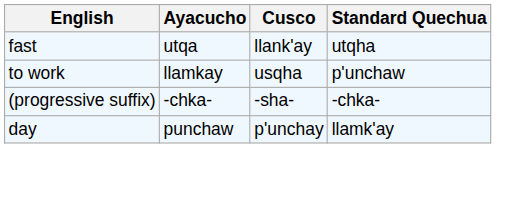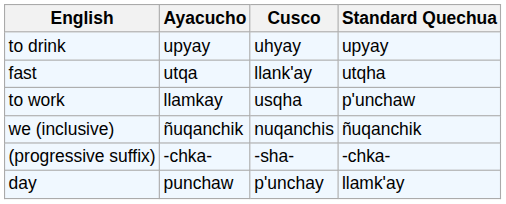+ row: (37, 45)
+ row: (61, 128)
